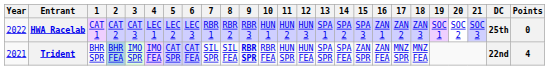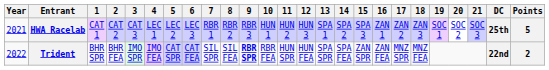(16, 30) 2022 -> (16, 30) 2021
(528, 30) 0 -> (528, 30) 5
(16, 54) 2021 -> (16, 54) 2022
(116, 54) lightblue background -> (116, 54) no background
(528, 54) 4 -> (528, 54) 2
